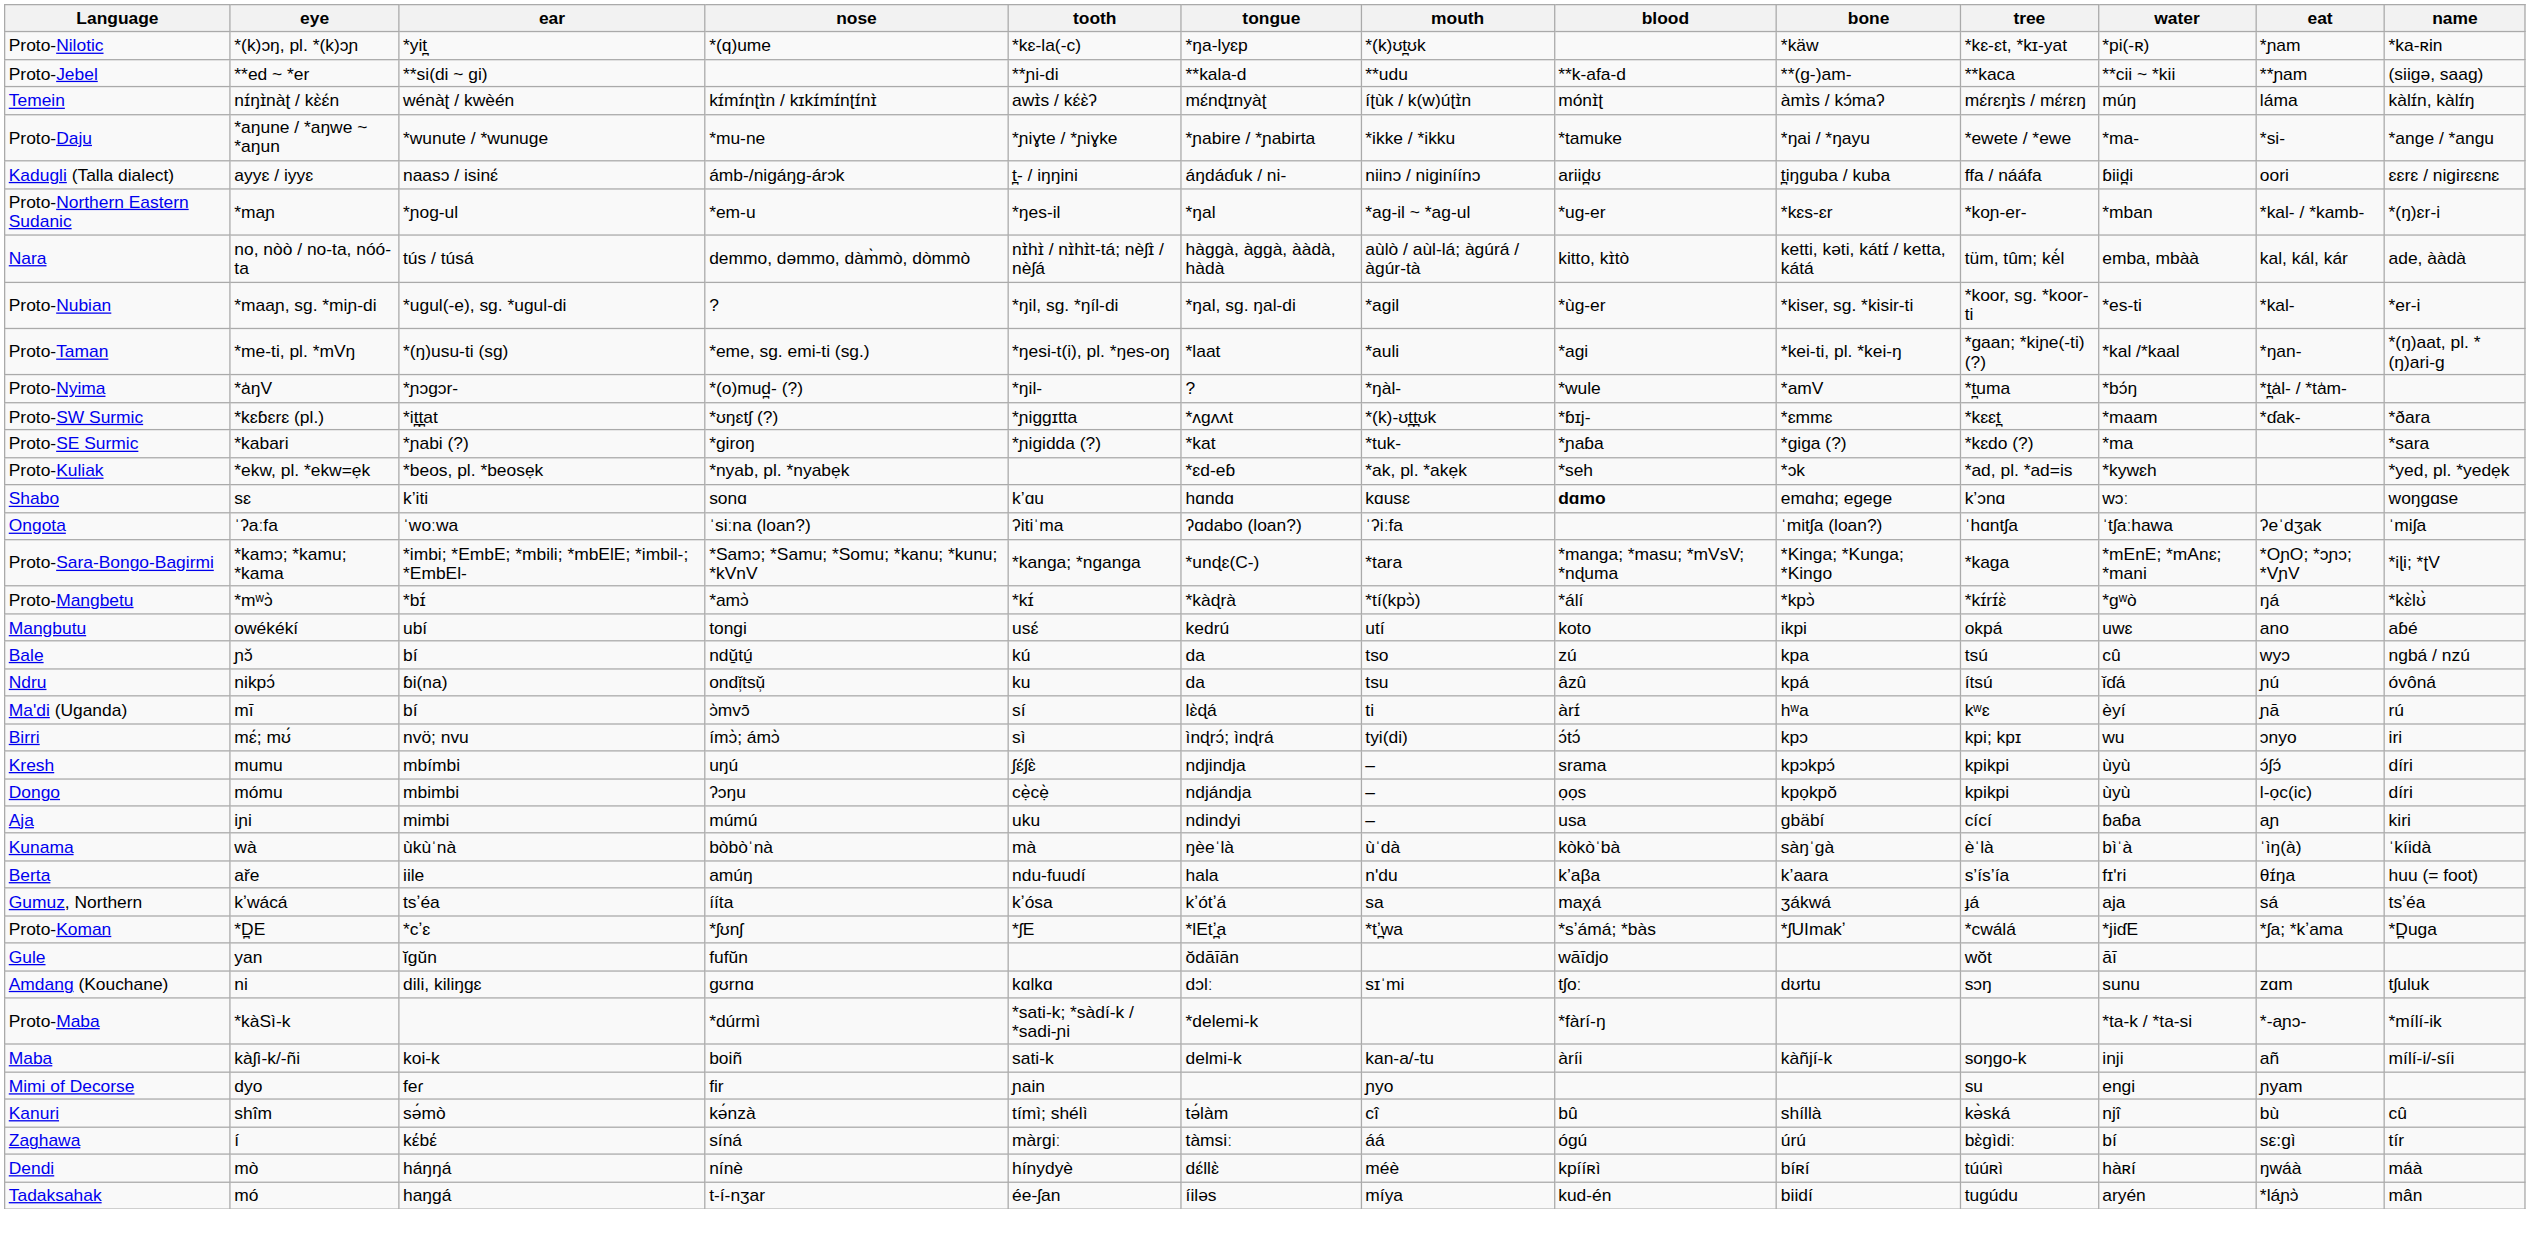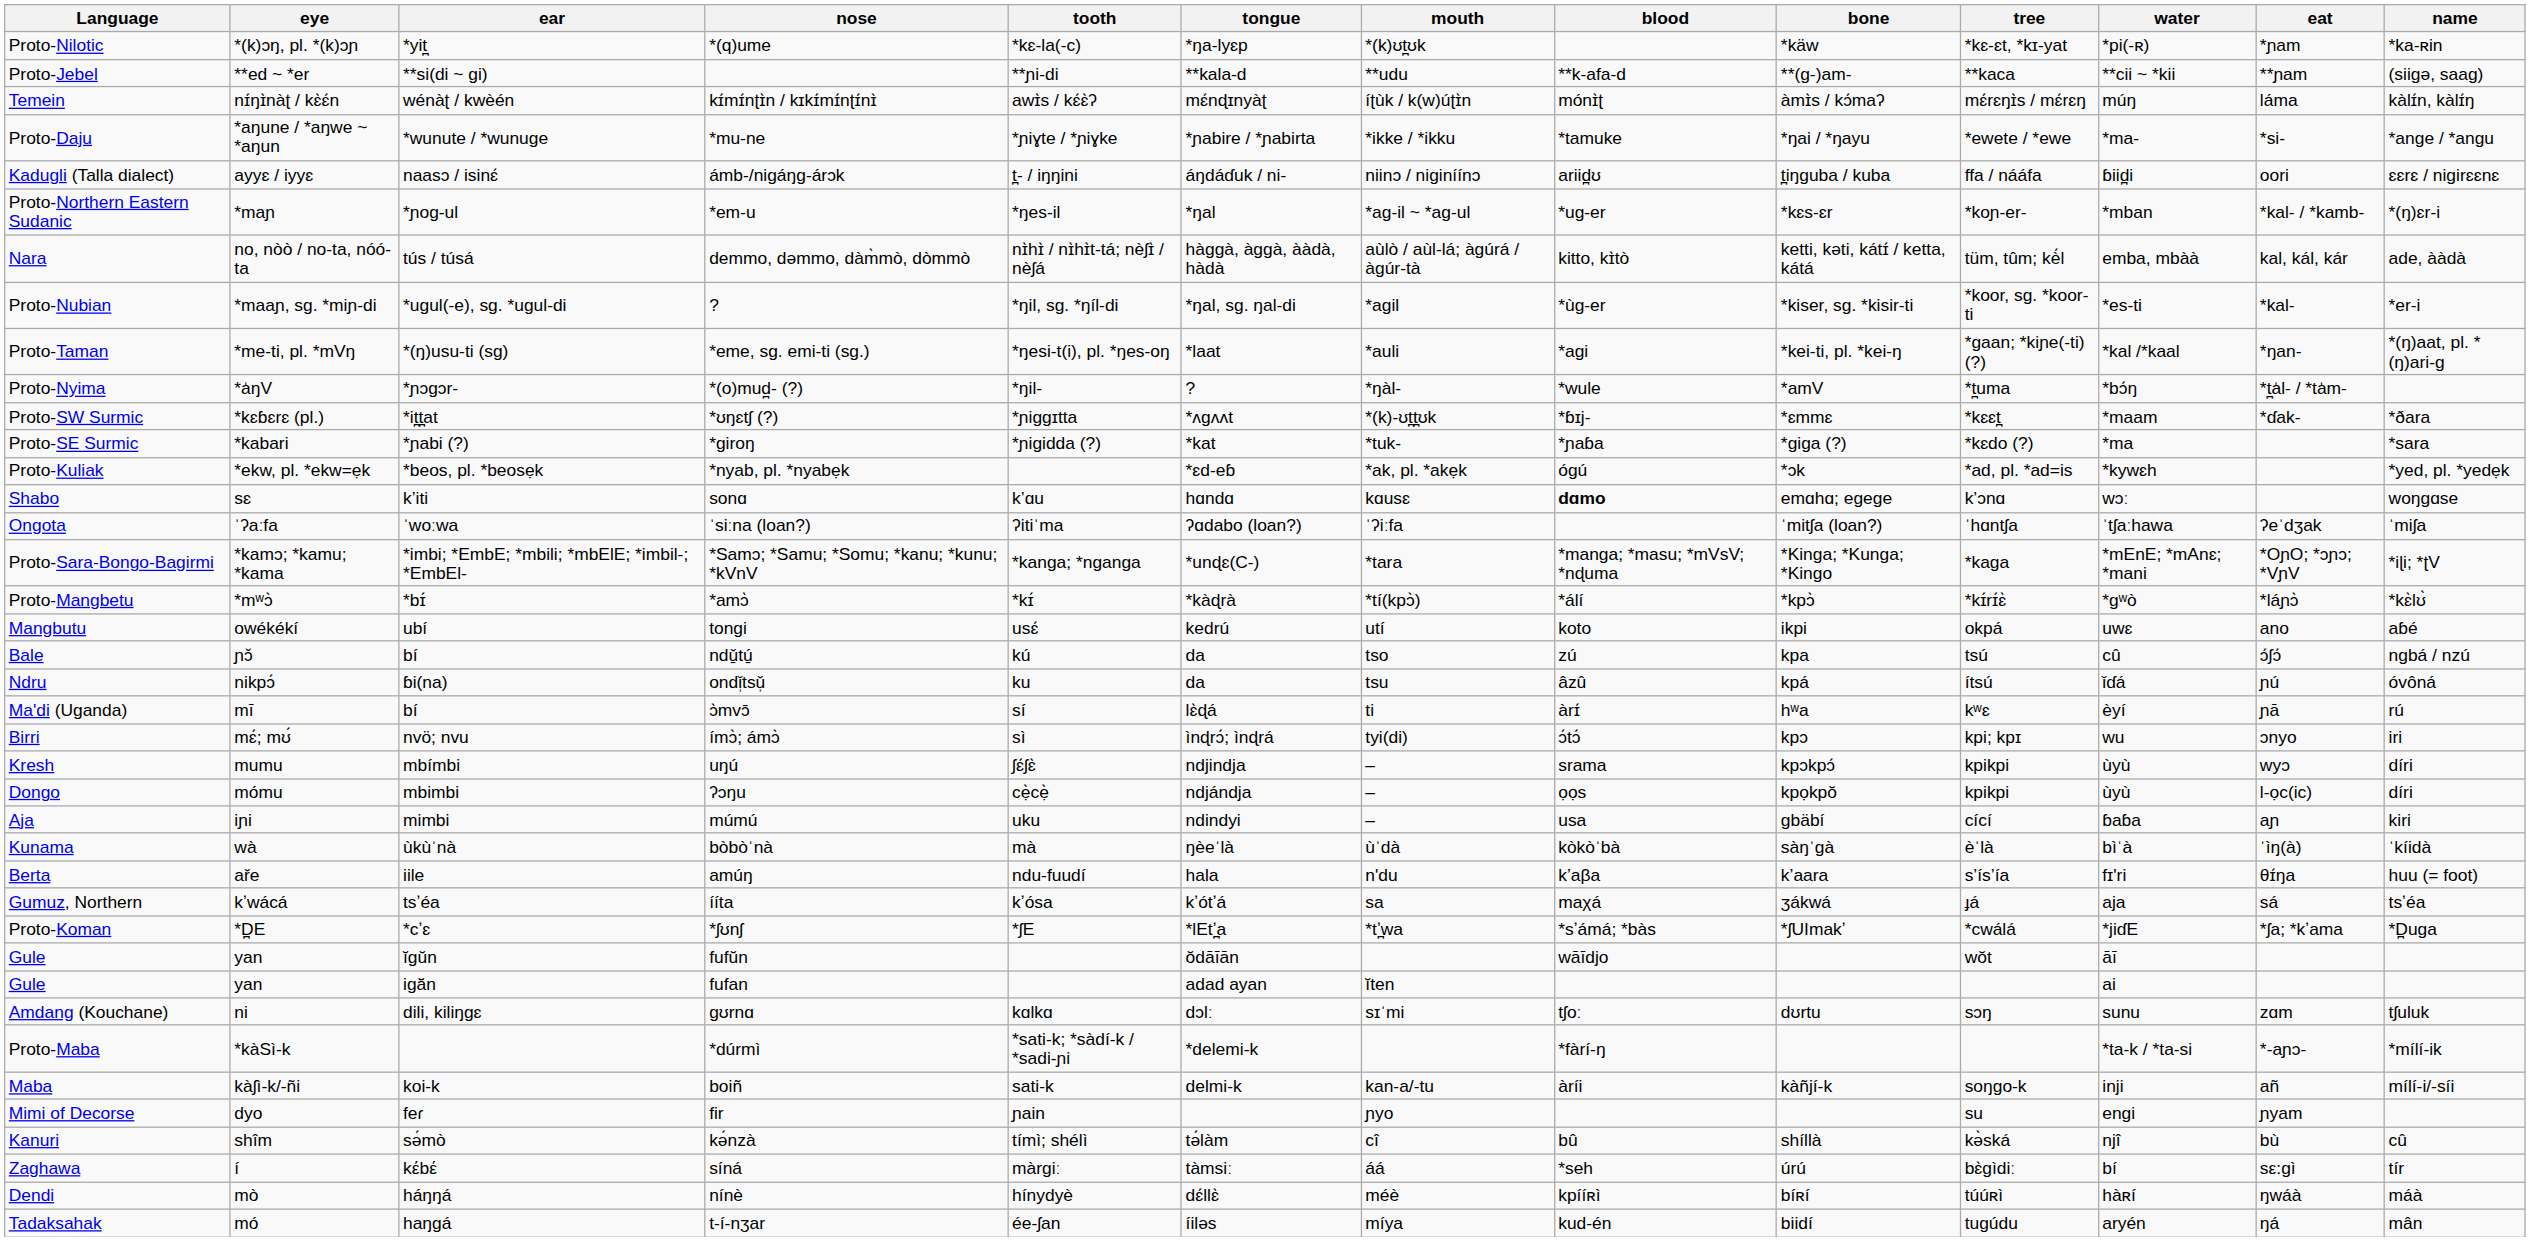(1576, 471) *seh -> (1573, 471) ógú
(2270, 600) ŋá -> (2279, 600) *láɲɔ̀
(2275, 655) wyɔ -> (2270, 655) ɔ́ʃɔ́
(2270, 764) ɔ́ʃɔ́ -> (2275, 764) wyɔ
+ row: (729, 984)
(1573, 1140) ógú -> (1576, 1168) *seh
(2279, 1195) *láɲɔ̀ -> (2270, 1223) ŋá
